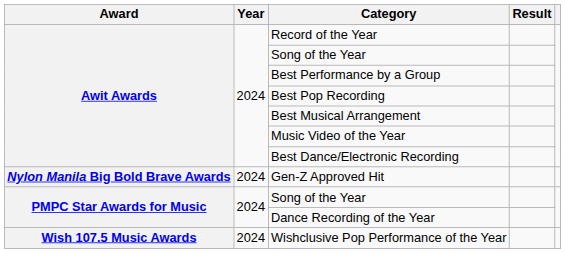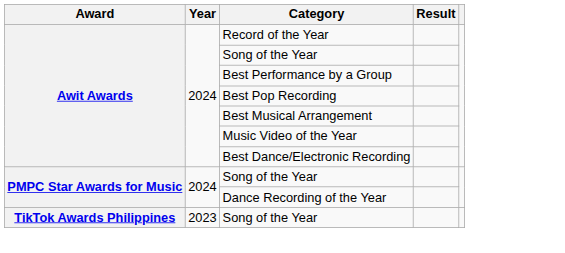- row: (119, 177)
+ row: (95, 217)
- row: (119, 237)
